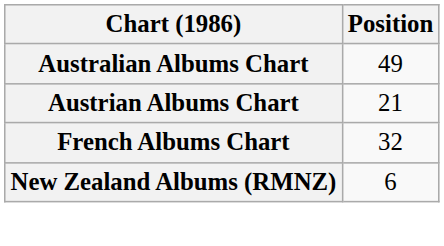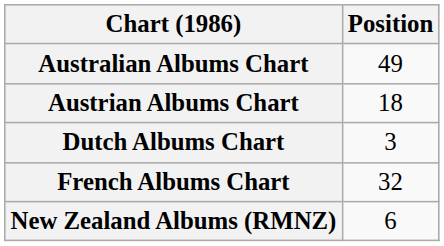(391, 102) 21 -> (391, 102) 18
+ row: (173, 142)
